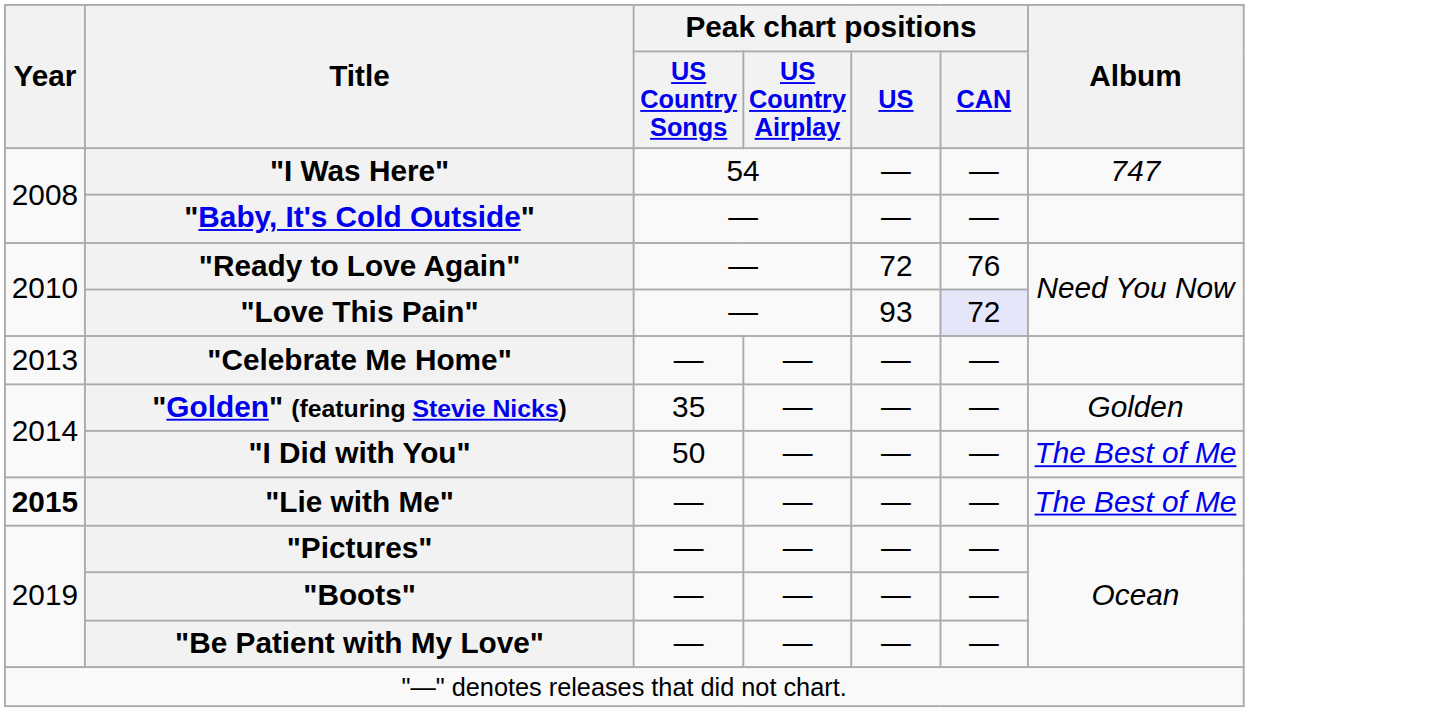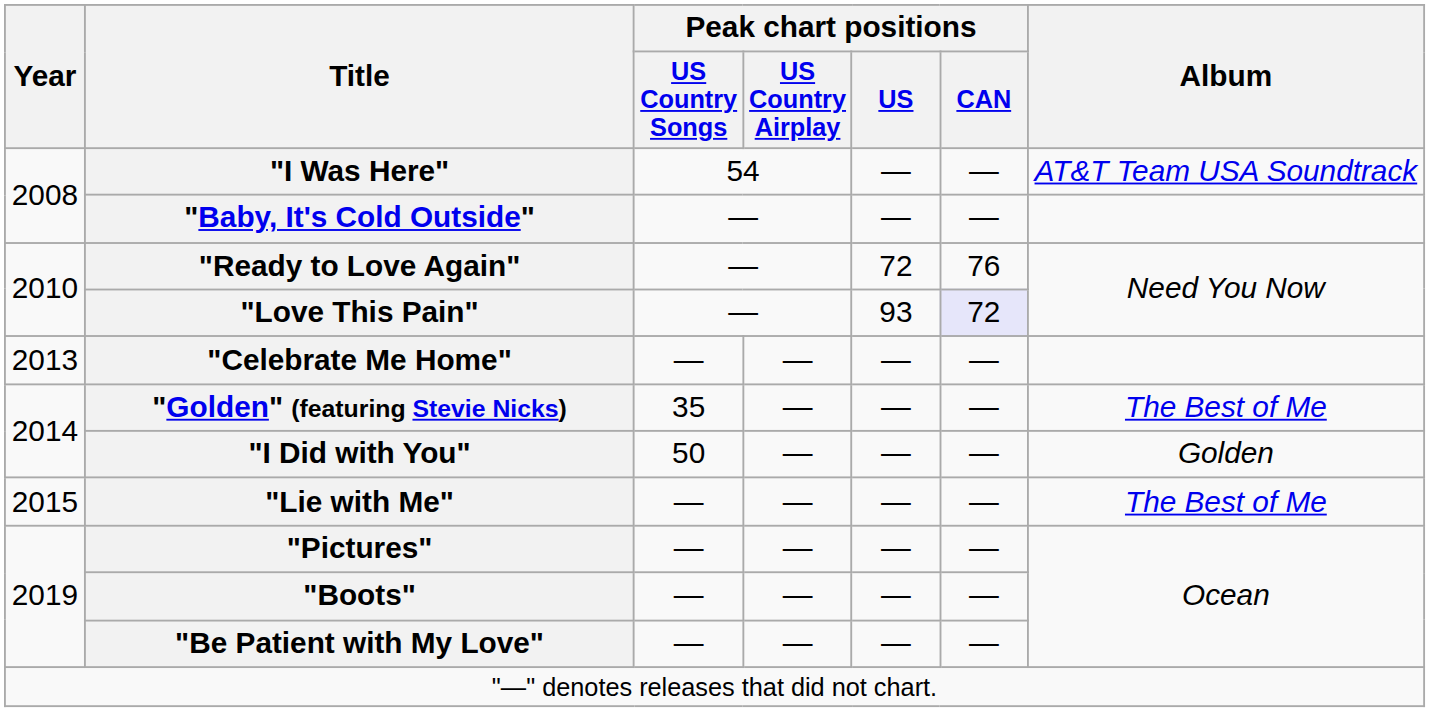(1135, 170) 747 -> (1226, 170) AT&T Team USA Soundtrack
(1135, 406) Golden -> (1226, 406) The Best of Me
(1135, 454) The Best of Me -> (1226, 454) Golden
(45, 501) bold -> (45, 501) normal
